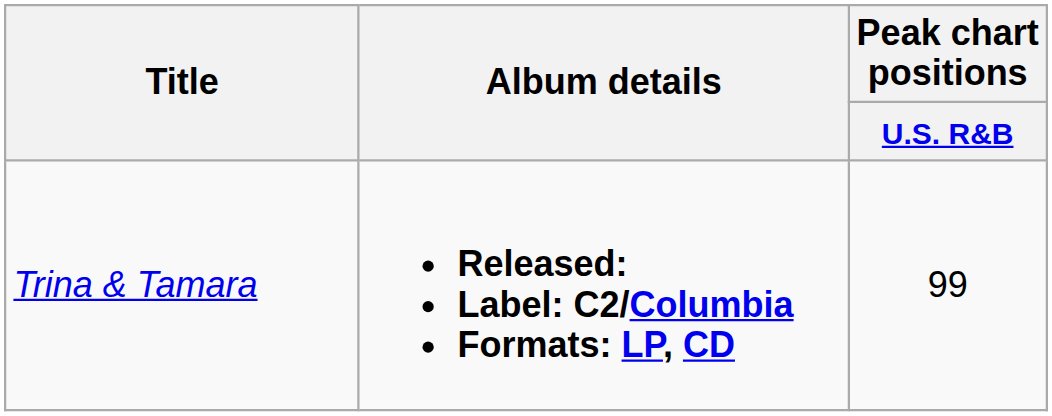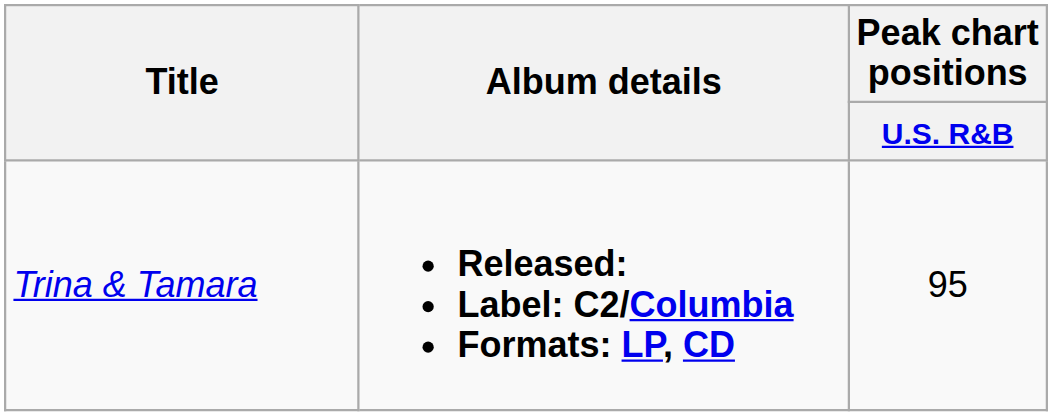(948, 284) 99 -> (948, 284) 95
